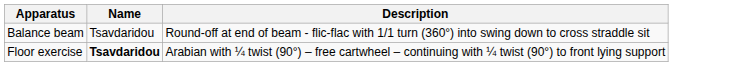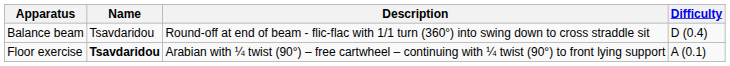+ column: (696, 14)
